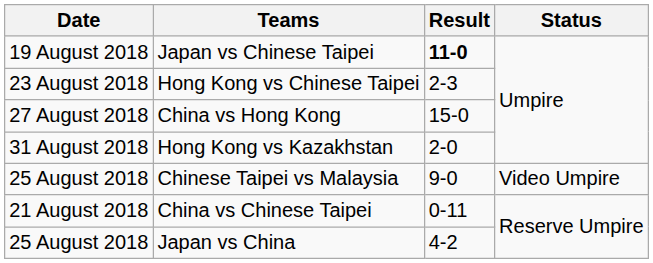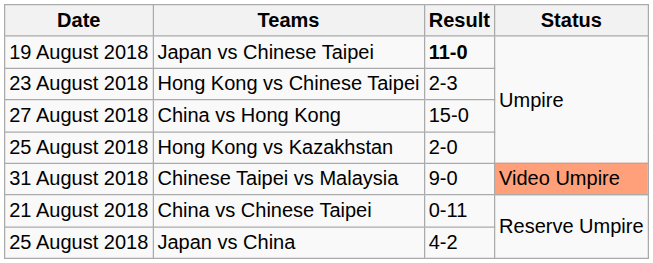(79, 147) 31 August 2018 -> (79, 147) 25 August 2018
(79, 178) 25 August 2018 -> (79, 178) 31 August 2018
(559, 178) no background -> (559, 178) lightsalmon background
